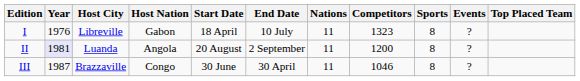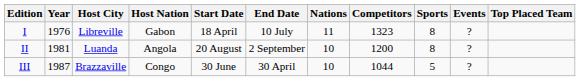(59, 48) lavender background -> (59, 48) no background
(328, 48) 11 -> (328, 48) 10
(328, 66) 11 -> (328, 66) 10
(382, 66) 1046 -> (382, 66) 1044
(432, 66) 8 -> (432, 66) 5
